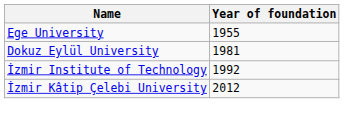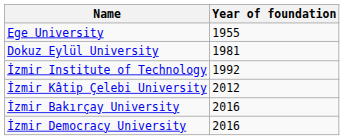+ row: (93, 107)
+ row: (97, 126)
